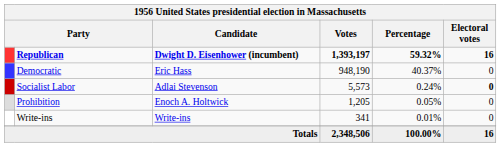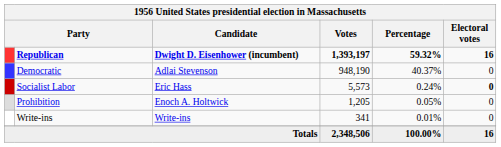(173, 71) Eric Hass -> (186, 71) Adlai Stevenson
(186, 87) Adlai Stevenson -> (173, 87) Eric Hass
